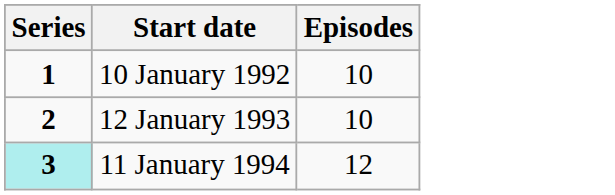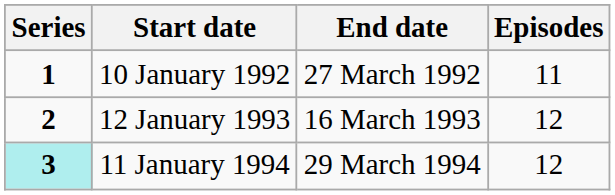+ column: (392, 27)
(358, 73) 10 -> (549, 73) 11
(358, 119) 10 -> (549, 119) 12
